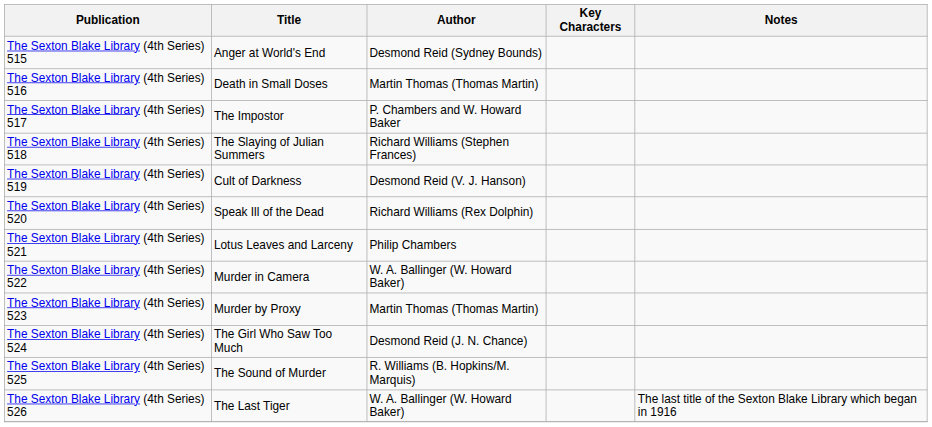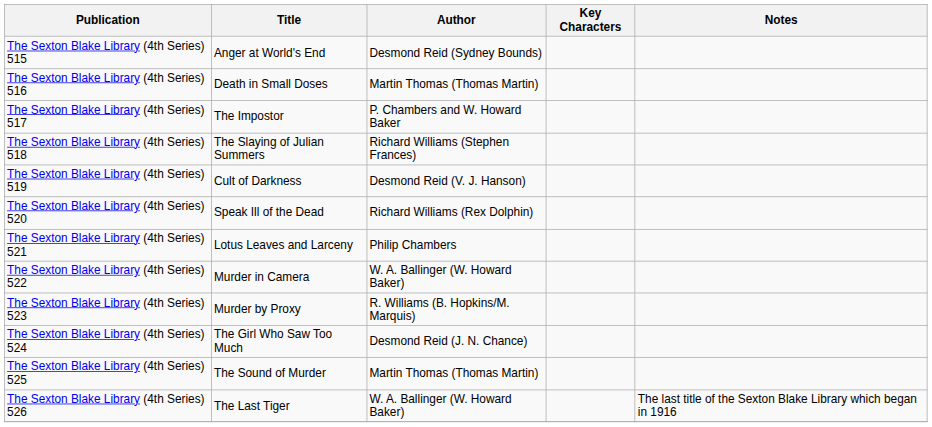(454, 309) Martin Thomas (Thomas Martin) -> (440, 309) R. Williams (B. Hopkins/M. Marquis)
(440, 373) R. Williams (B. Hopkins/M. Marquis) -> (454, 373) Martin Thomas (Thomas Martin)
